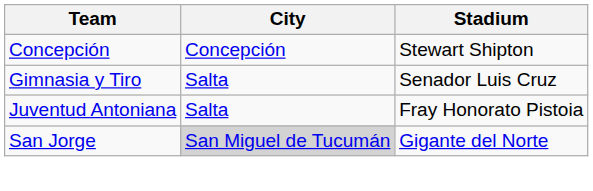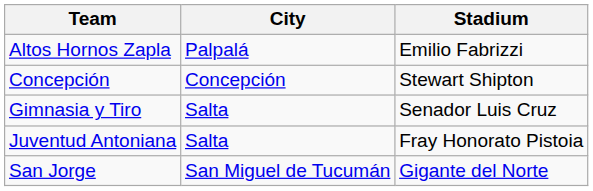+ row: (90, 49)
(288, 140) lightgrey background -> (288, 170) no background
